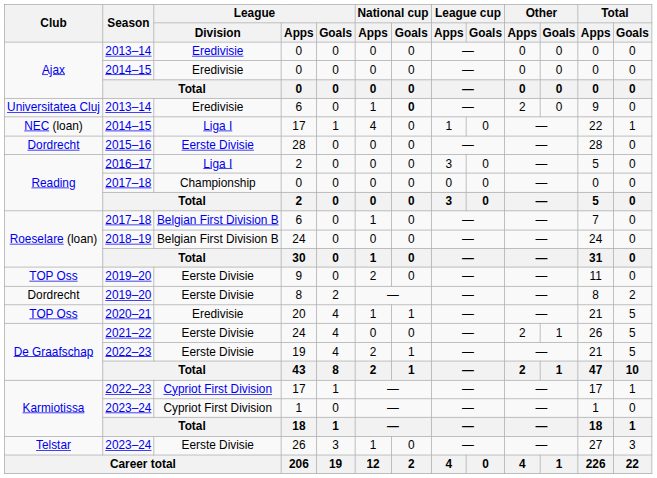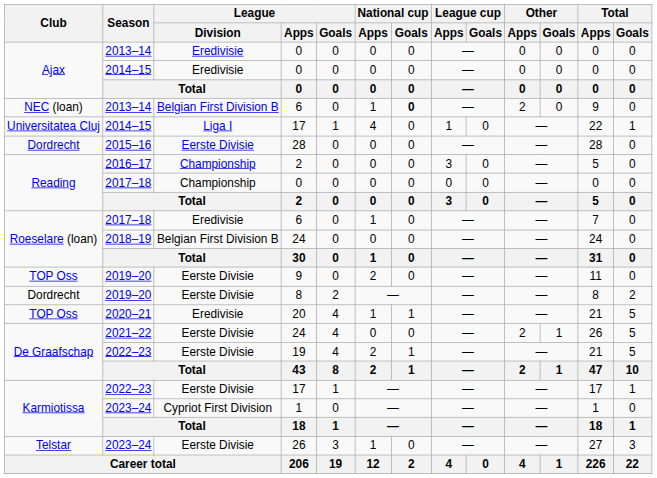(53, 107) Universitatea Cluj -> (53, 107) NEC (loan)
(218, 107) Eredivisie -> (218, 107) Belgian First Division B
(53, 126) NEC (loan) -> (53, 126) Universitatea Cluj
(218, 164) Liga I -> (218, 164) Championship
(218, 220) Belgian First Division B -> (218, 220) Eredivisie
(218, 389) Cypriot First Division -> (218, 389) Eerste Divisie
